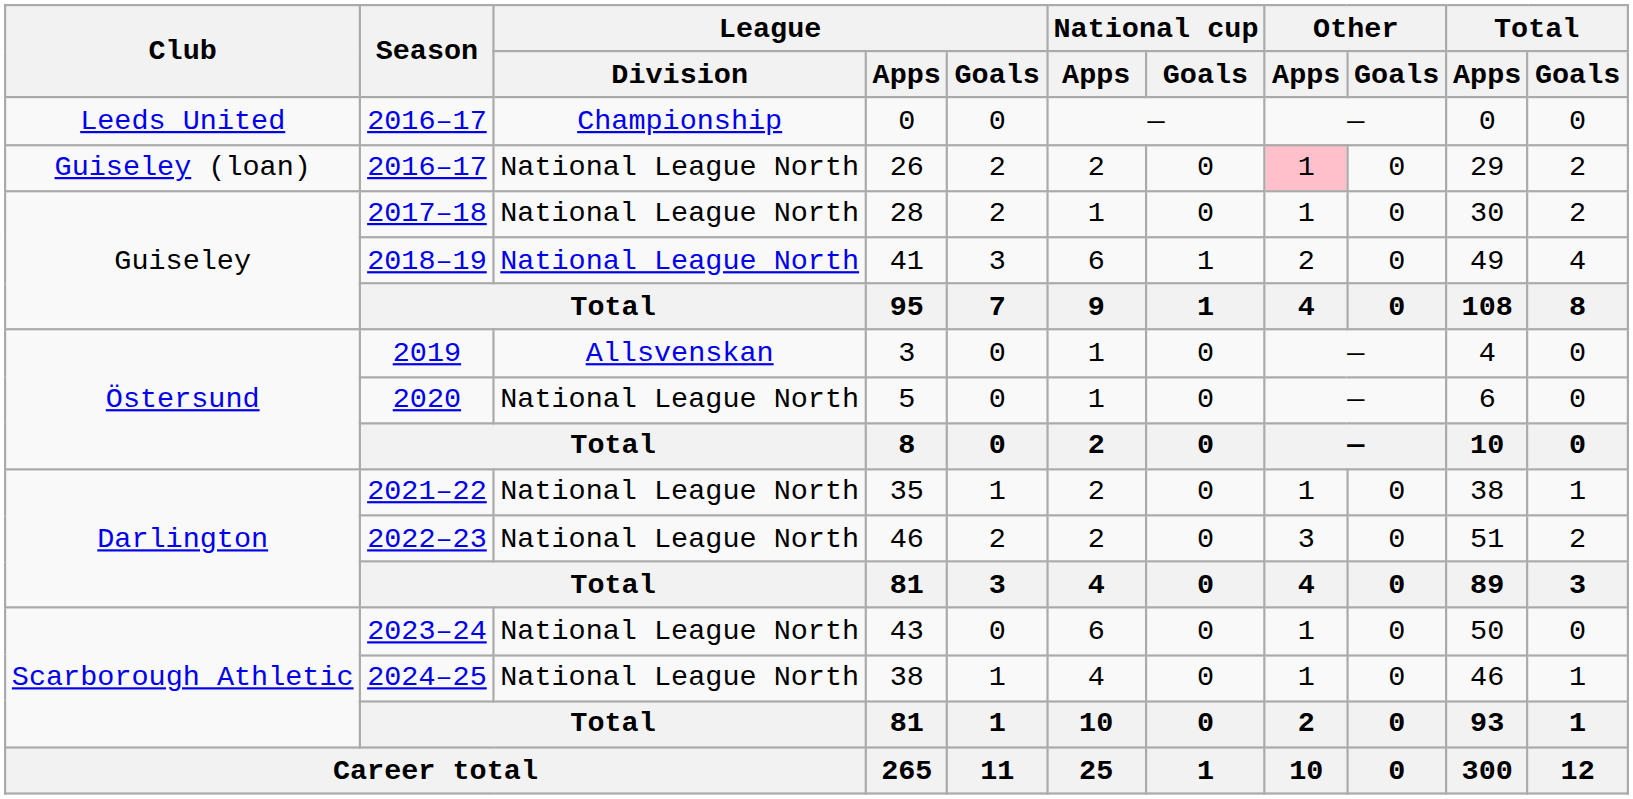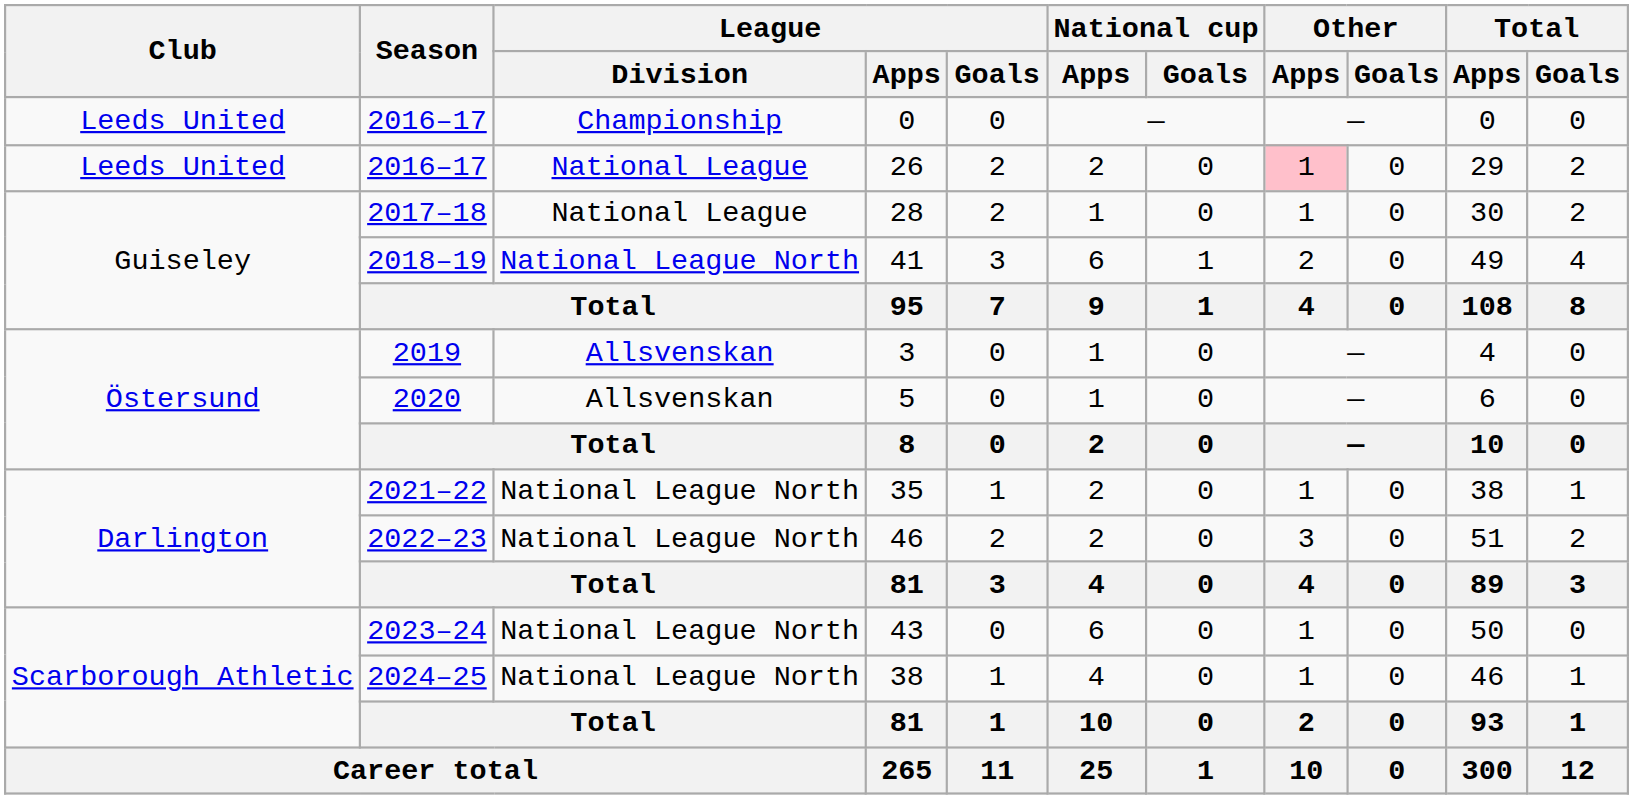(183, 167) Guiseley (loan) -> (183, 167) Leeds United
(680, 167) National League North -> (680, 167) National League
(680, 214) National League North -> (680, 214) National League
(680, 400) National League North -> (680, 400) Allsvenskan
